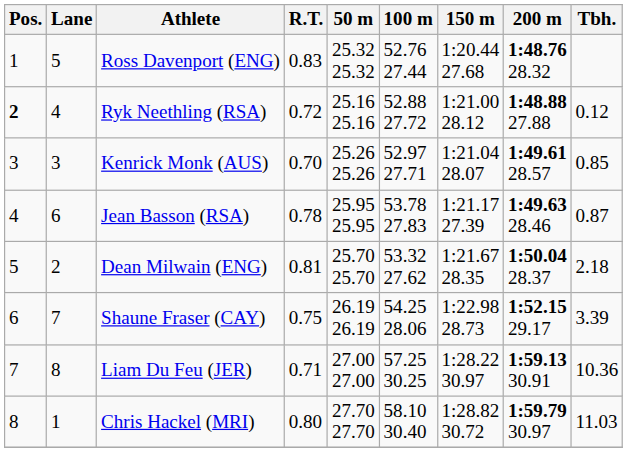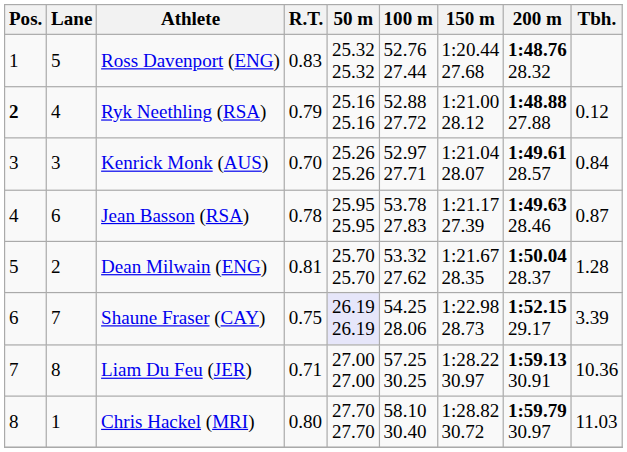(305, 112) 0.72 -> (305, 112) 0.79
(592, 163) 0.85 -> (592, 163) 0.84
(592, 266) 2.18 -> (592, 266) 1.28
(353, 318) no background -> (353, 318) lavender background
